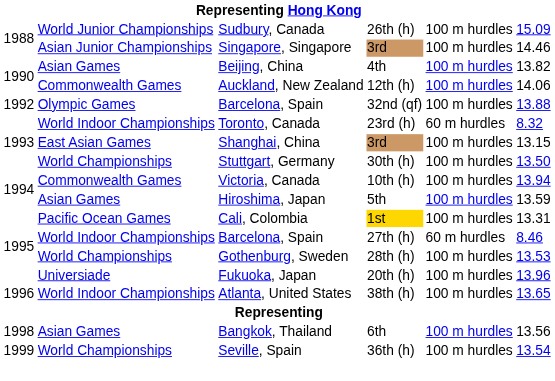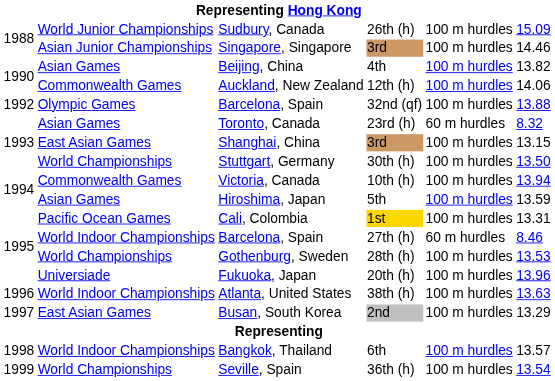(126, 123) World Indoor Championships -> (79, 123) Asian Games
(533, 294) 13.65 -> (533, 294) 13.63
+ row: (280, 313)
(79, 332) Asian Games -> (126, 350) World Indoor Championships
(533, 332) 13.56 -> (533, 350) 13.57
